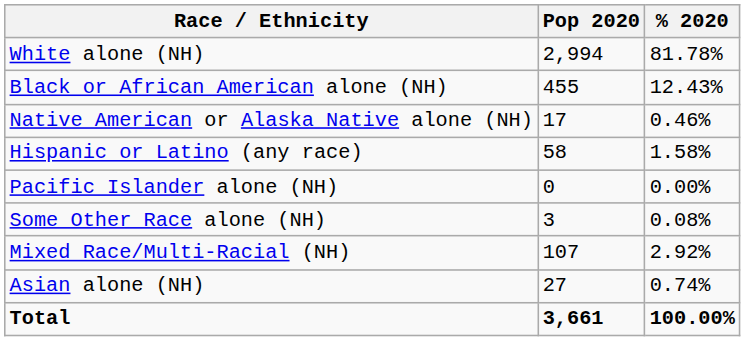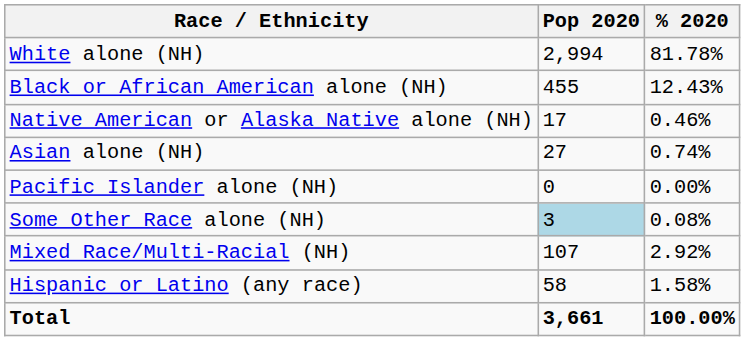rows swapped: (107, 286) <-> (186, 154)
(549, 220) no background -> (549, 220) lightblue background
